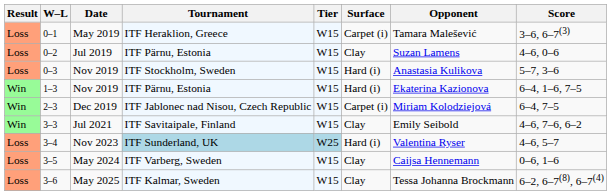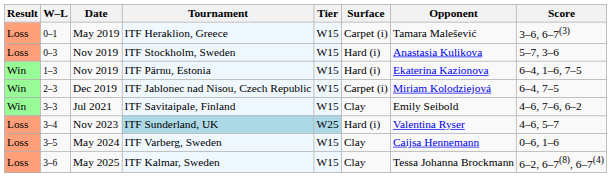- row: (50, 53)
